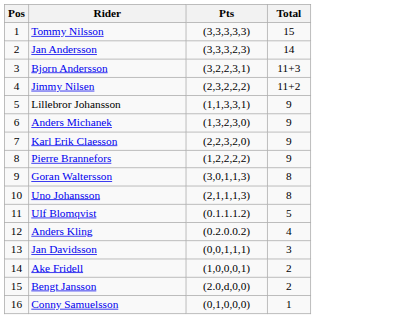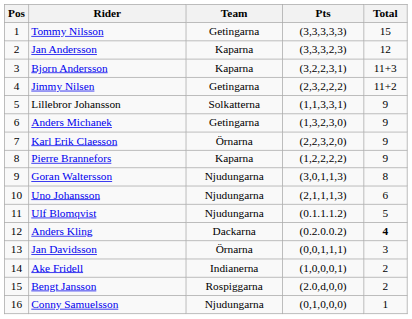+ column: (234, 13)
(289, 49) 14 -> (385, 49) 12
(289, 195) 8 -> (385, 195) 6
(289, 231) normal -> (385, 231) bold
